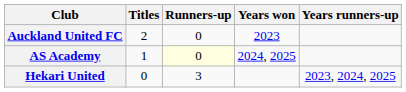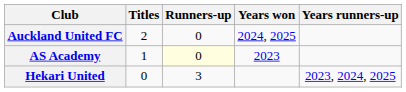(267, 35) 2023 -> (267, 35) 2024, 2025
(267, 55) 2024, 2025 -> (267, 55) 2023
